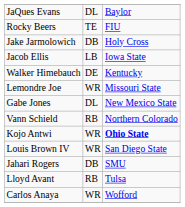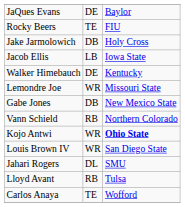(91, 12) DL -> (91, 12) DE
(91, 103) DL -> (92, 103) DB
(92, 164) DB -> (91, 164) DL
(93, 194) WR -> (91, 194) TE
